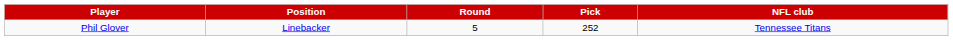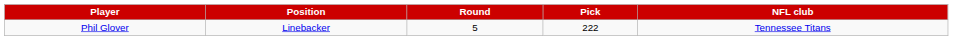(590, 27) 252 -> (590, 27) 222
